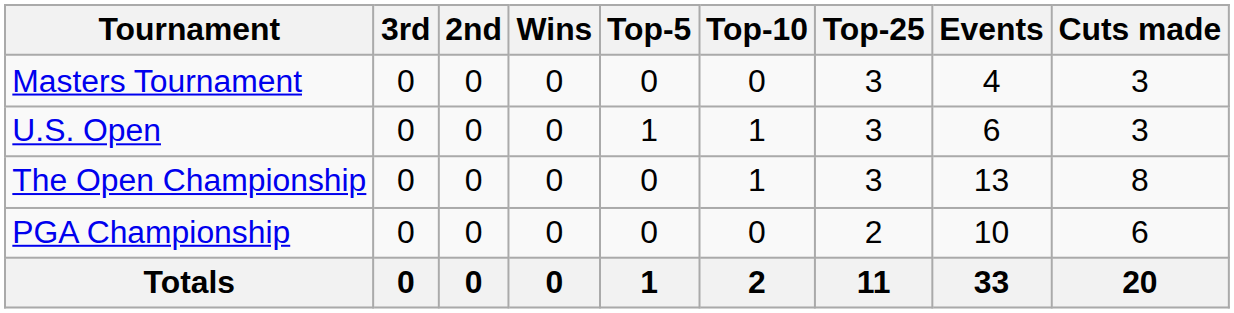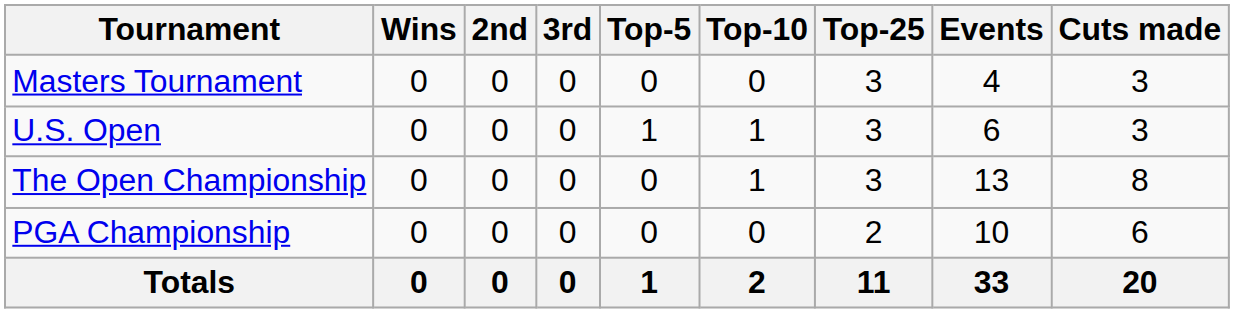columns swapped: (554, 29) <-> (406, 29)
